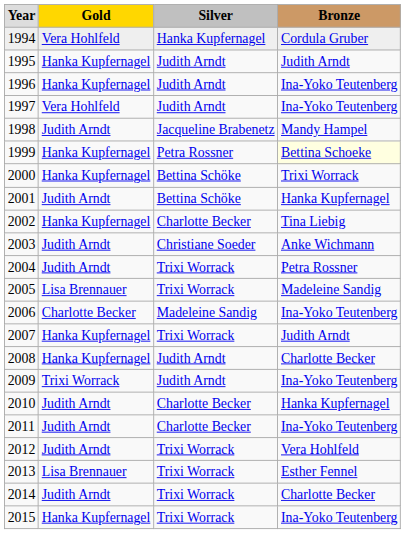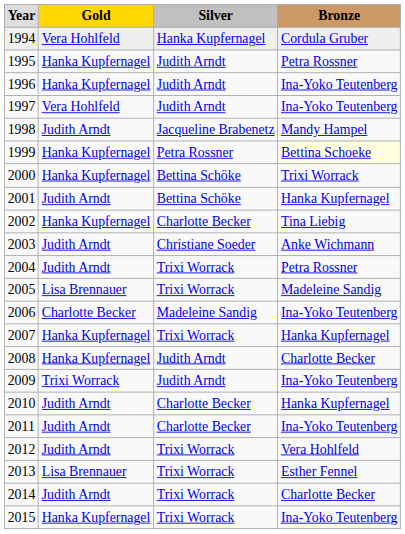(315, 61) Judith Arndt -> (319, 61) Petra Rossner
(315, 335) Judith Arndt -> (335, 335) Hanka Kupfernagel
